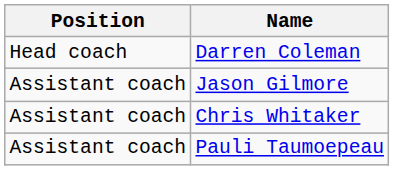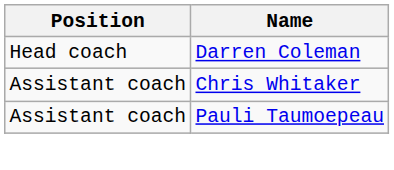- row: (272, 85)
